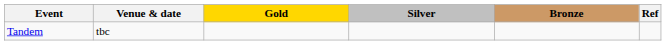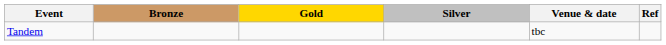columns swapped: (149, 13) <-> (567, 13)
